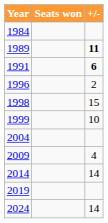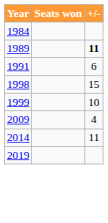(94, 66) bold -> (94, 66) normal
- row: (18, 84)
- row: (18, 137)
(94, 173) 14 -> (94, 137) 11
- row: (18, 208)
